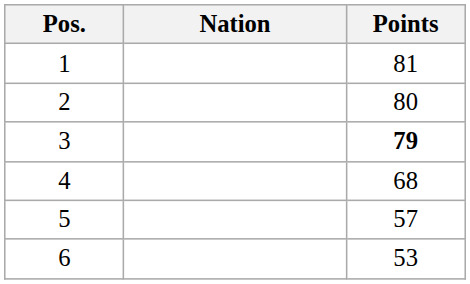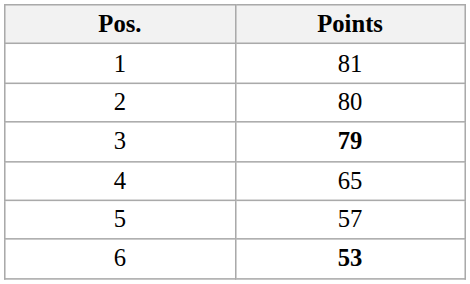- column: (235, 24)
(406, 180) 68 -> (350, 180) 65
(406, 258) normal -> (350, 258) bold
